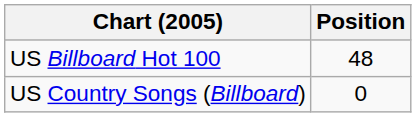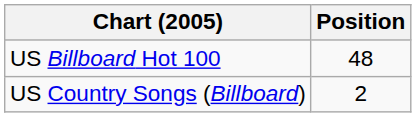(361, 93) 0 -> (361, 93) 2
